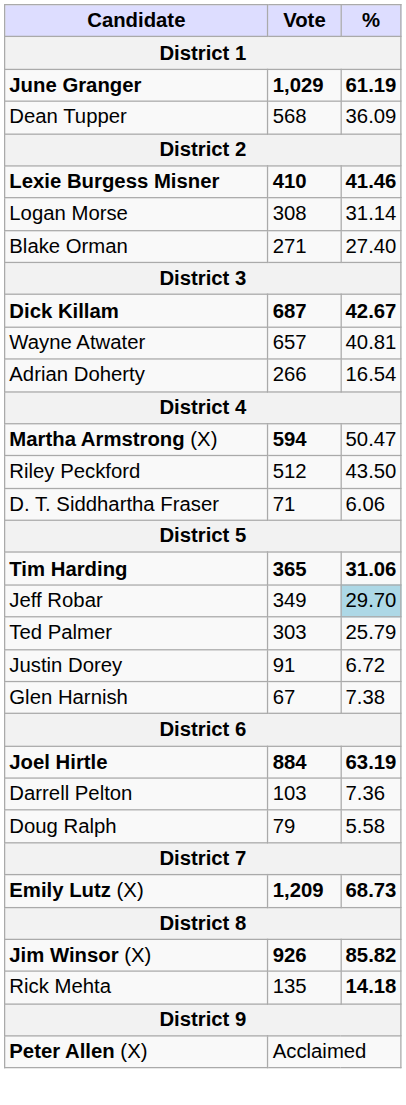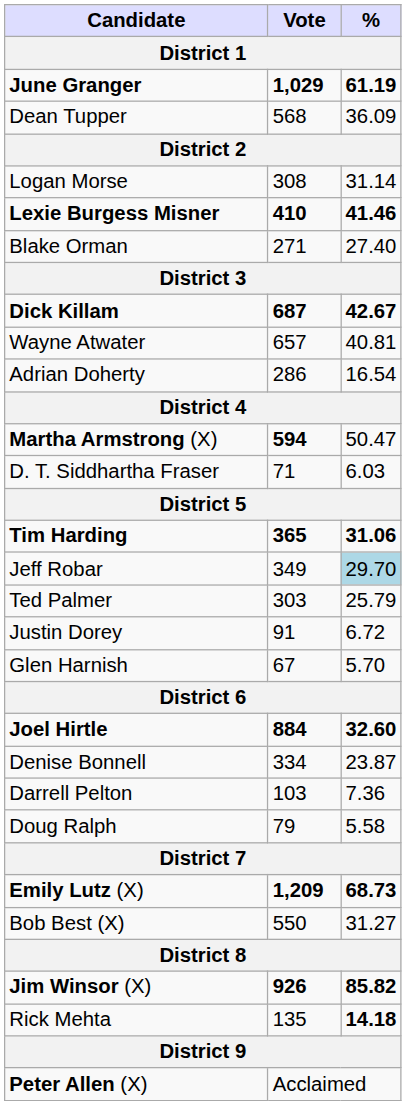rows swapped: (114, 181) <-> (69, 213)
(290, 375) 266 -> (290, 375) 286
- row: (75, 471)
(365, 504) 6.06 -> (365, 471) 6.03
(365, 697) 7.38 -> (365, 665) 5.70
(371, 761) 63.19 -> (371, 729) 32.60
+ row: (78, 761)
+ row: (67, 922)
